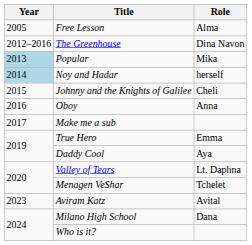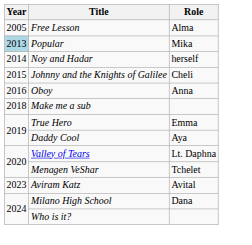- row: (88, 43)
(17, 75) lightblue background -> (17, 59) no background
(17, 122) 2017 -> (17, 106) 2018
